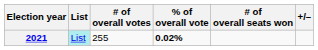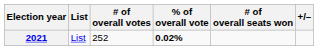(78, 38) paleturquoise background -> (78, 38) no background
(100, 38) 255 -> (100, 38) 252
